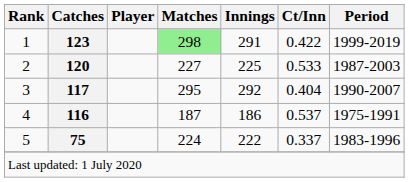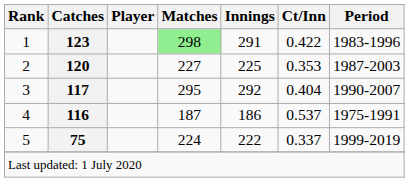(367, 41) 1999-2019 -> (367, 41) 1983-1996
(304, 66) 0.533 -> (304, 66) 0.353
(367, 139) 1983-1996 -> (367, 139) 1999-2019
